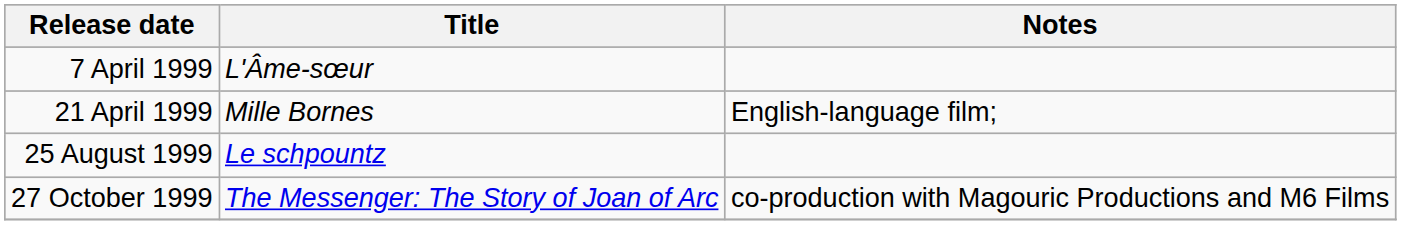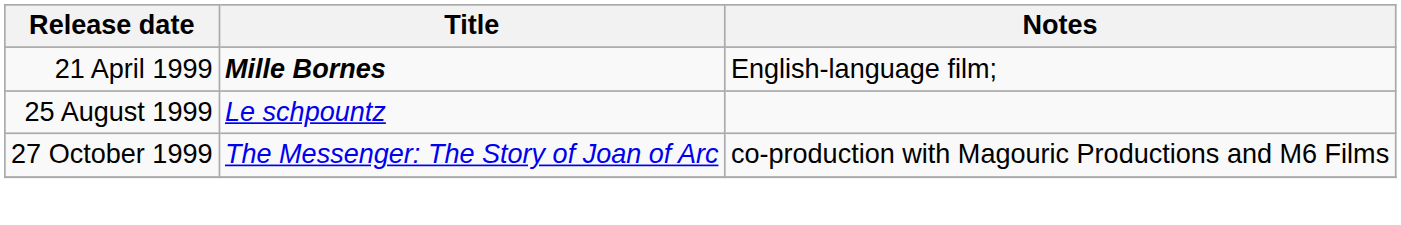- row: (141, 68)
(299, 111) normal -> (305, 68) bold
